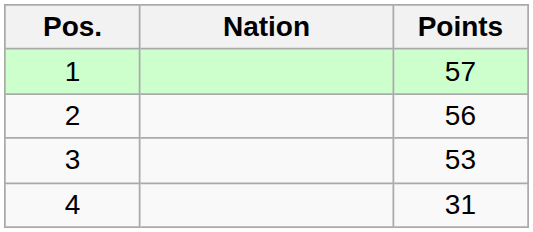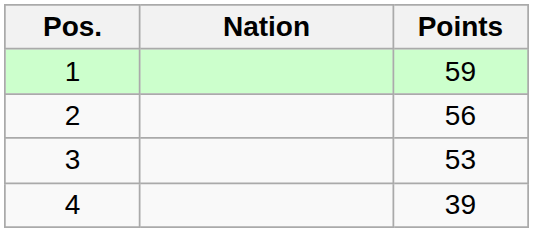(460, 71) 57 -> (460, 71) 59
(460, 204) 31 -> (460, 204) 39
